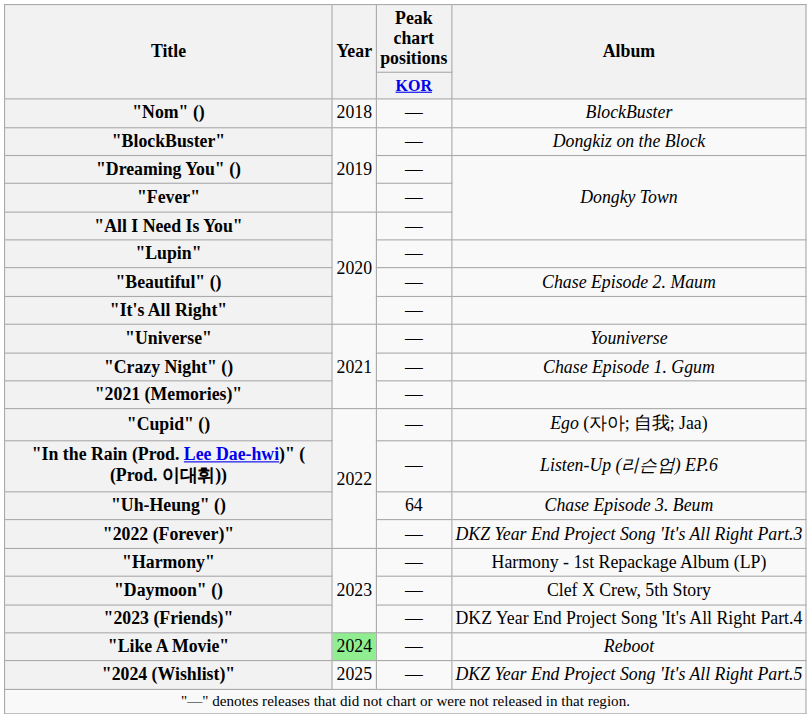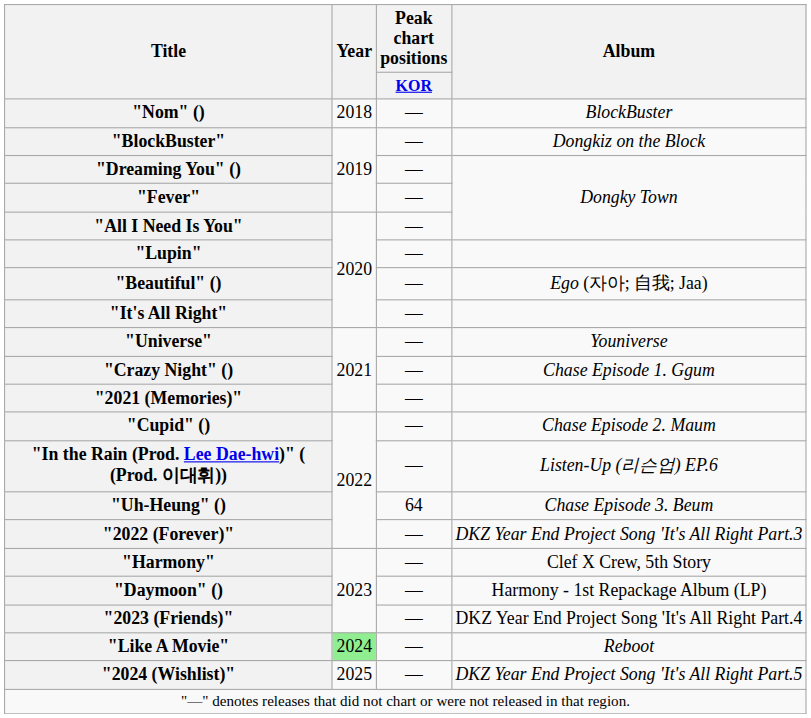(629, 282) Chase Episode 2. Maum -> (629, 283) Ego (자아; 自我; Jaa)
(629, 424) Ego (자아; 自我; Jaa) -> (629, 426) Chase Episode 2. Maum
(629, 562) Harmony - 1st Repackage Album (LP) -> (629, 562) Clef X Crew, 5th Story
(629, 590) Clef X Crew, 5th Story -> (629, 590) Harmony - 1st Repackage Album (LP)
